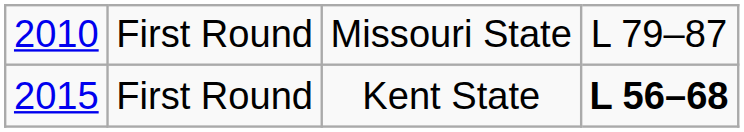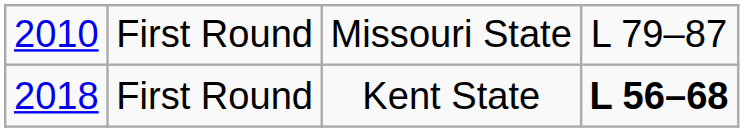(56, 95) 2015 -> (56, 95) 2018
